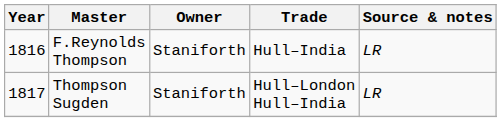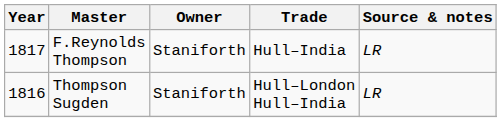(27, 51) 1816 -> (27, 51) 1817
(27, 94) 1817 -> (27, 94) 1816
